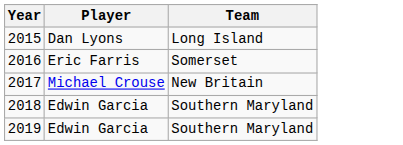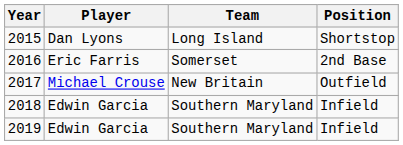+ column: (357, 16)
